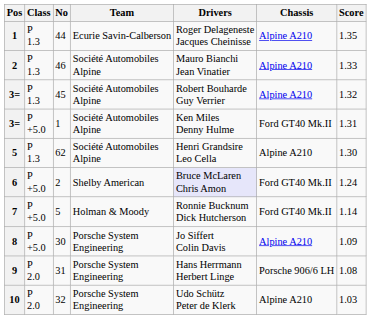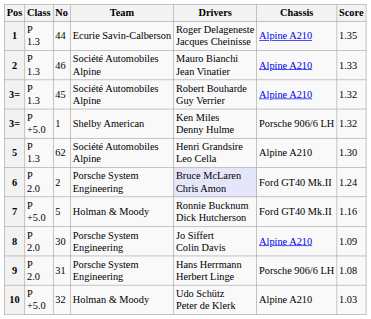(116, 124) Société Automobiles Alpine -> (109, 124) Shelby American
(295, 124) Ford GT40 Mk.II -> (297, 124) Porsche 906/6 LH
(348, 124) 1.31 -> (348, 124) 1.32
(36, 182) P +5.0 -> (33, 182) P 2.0
(109, 182) Shelby American -> (106, 182) Porsche System Engineering
(348, 212) 1.14 -> (348, 212) 1.16
(36, 241) P +5.0 -> (33, 241) P 2.0
(33, 299) P 2.0 -> (36, 299) P +5.0
(106, 299) Porsche System Engineering -> (111, 299) Holman & Moody
